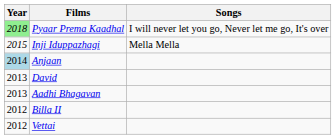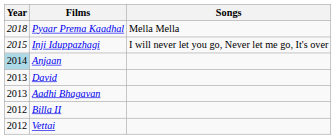(17, 28) lightgreen background -> (17, 28) no background
(229, 28) I will never let you go, Never let me go, It's over -> (154, 28) Mella Mella
(154, 45) Mella Mella -> (229, 45) I will never let you go, Never let me go, It's over
